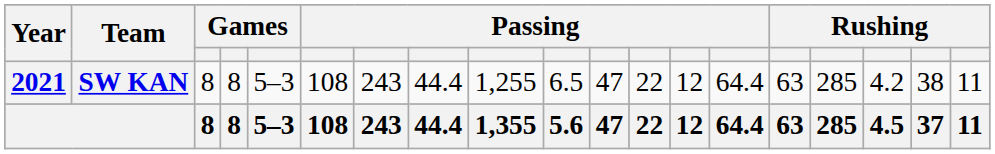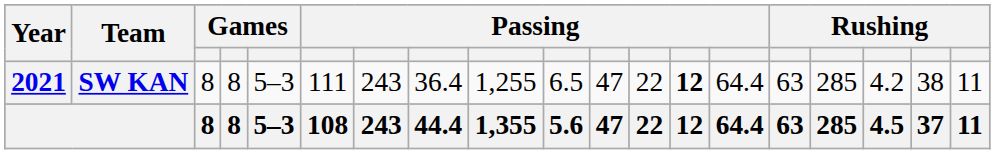(328, 82) 108 -> (328, 82) 111
(438, 82) 44.4 -> (438, 82) 36.4
(689, 82) normal -> (689, 82) bold
